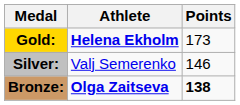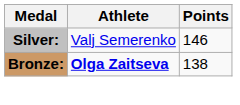- row: (36, 40)
(198, 87) bold -> (195, 64) normal
